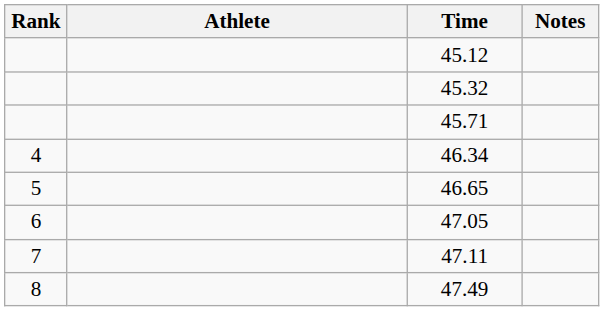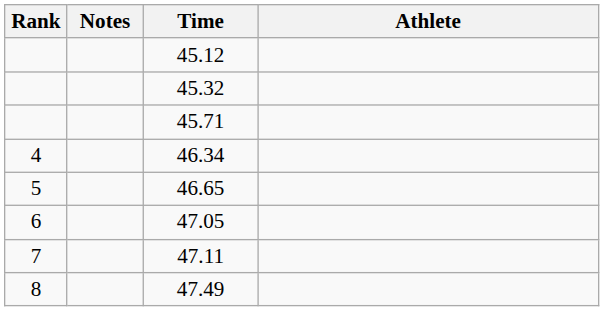columns swapped: (237, 21) <-> (560, 21)
